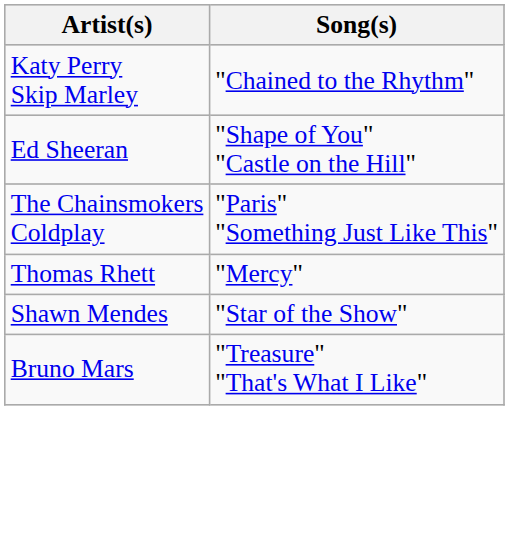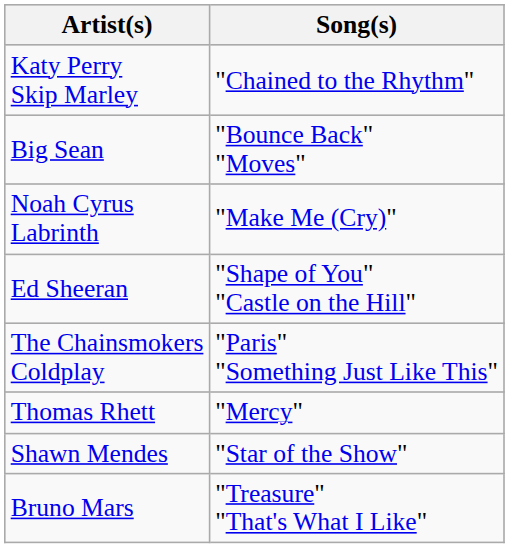+ row: (57, 149)
+ row: (72, 218)
